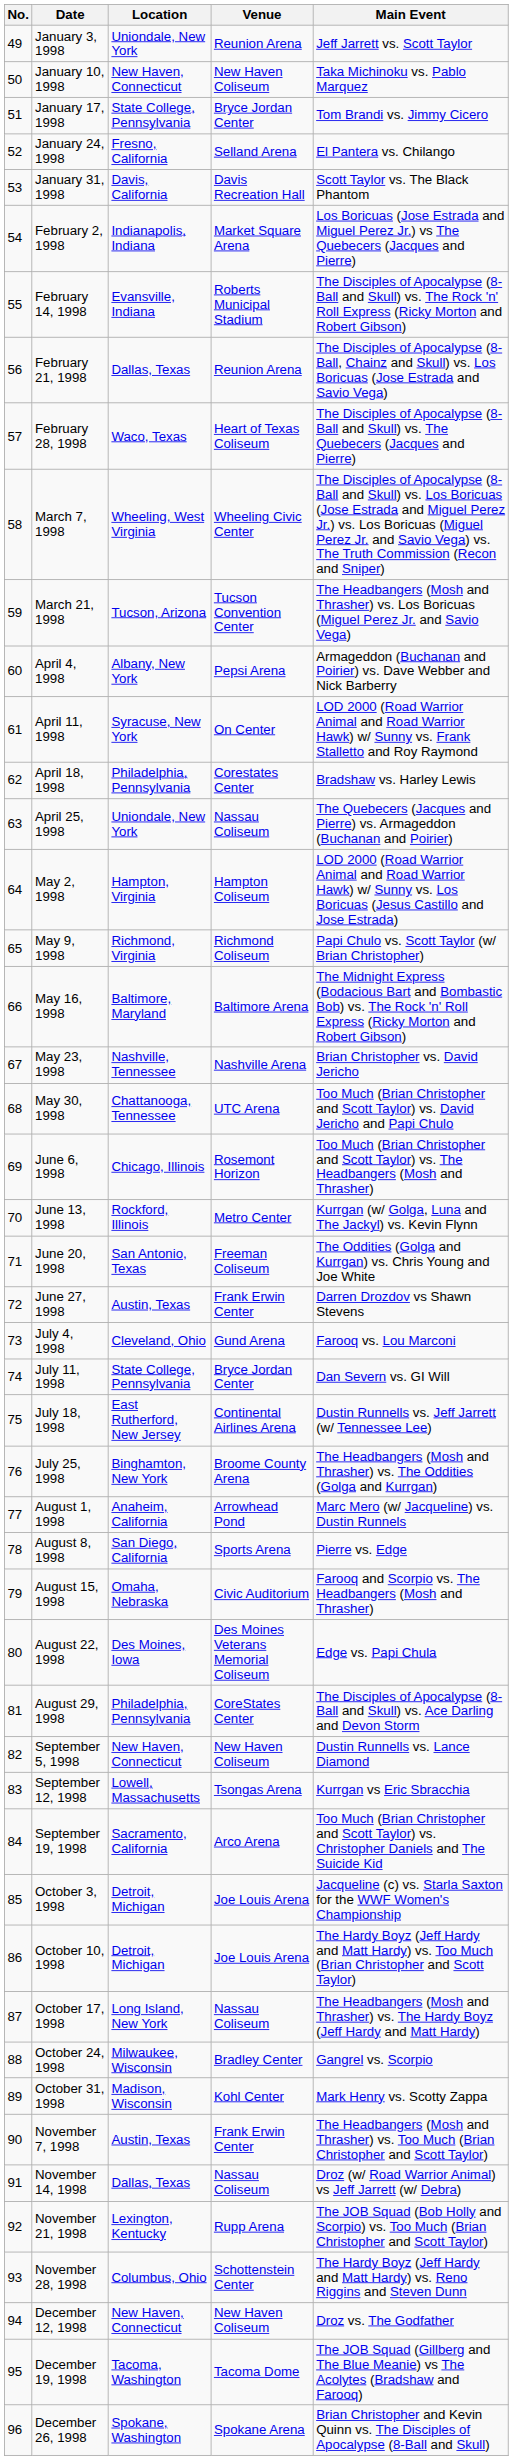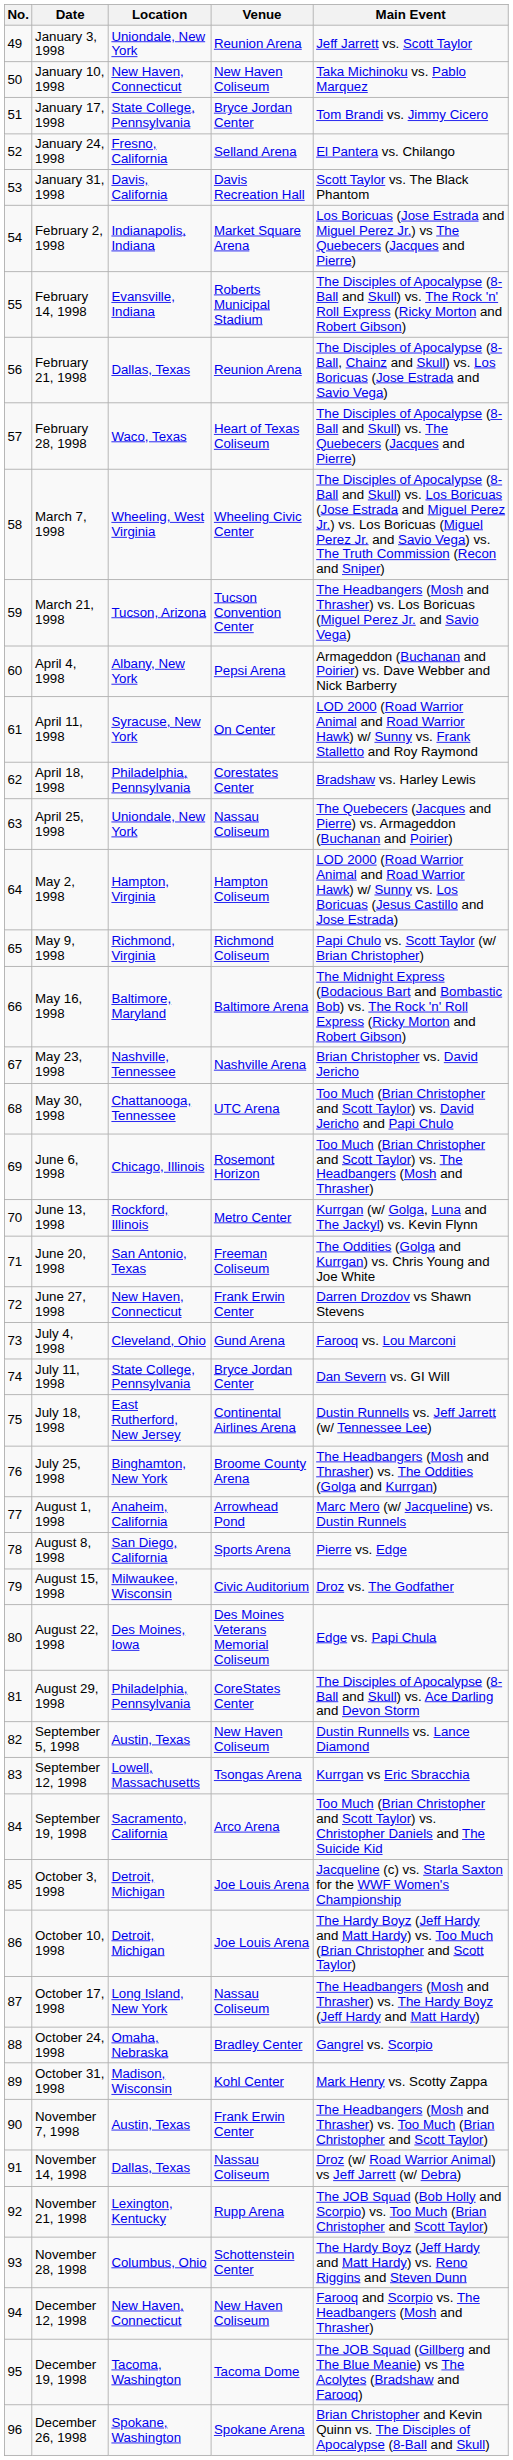(151, 1304) Austin, Texas -> (148, 1304) New Haven, Connecticut
(140, 1594) Omaha, Nebraska -> (145, 1586) Milwaukee, Wisconsin
(398, 1594) Farooq and Scorpio vs. The Headbangers (Mosh and Thrasher) -> (385, 1586) Droz vs. The Godfather
(148, 1754) New Haven, Connecticut -> (151, 1739) Austin, Texas
(145, 2060) Milwaukee, Wisconsin -> (140, 2045) Omaha, Nebraska
(385, 2320) Droz vs. The Godfather -> (398, 2313) Farooq and Scorpio vs. The Headbangers (Mosh and Thrasher)
